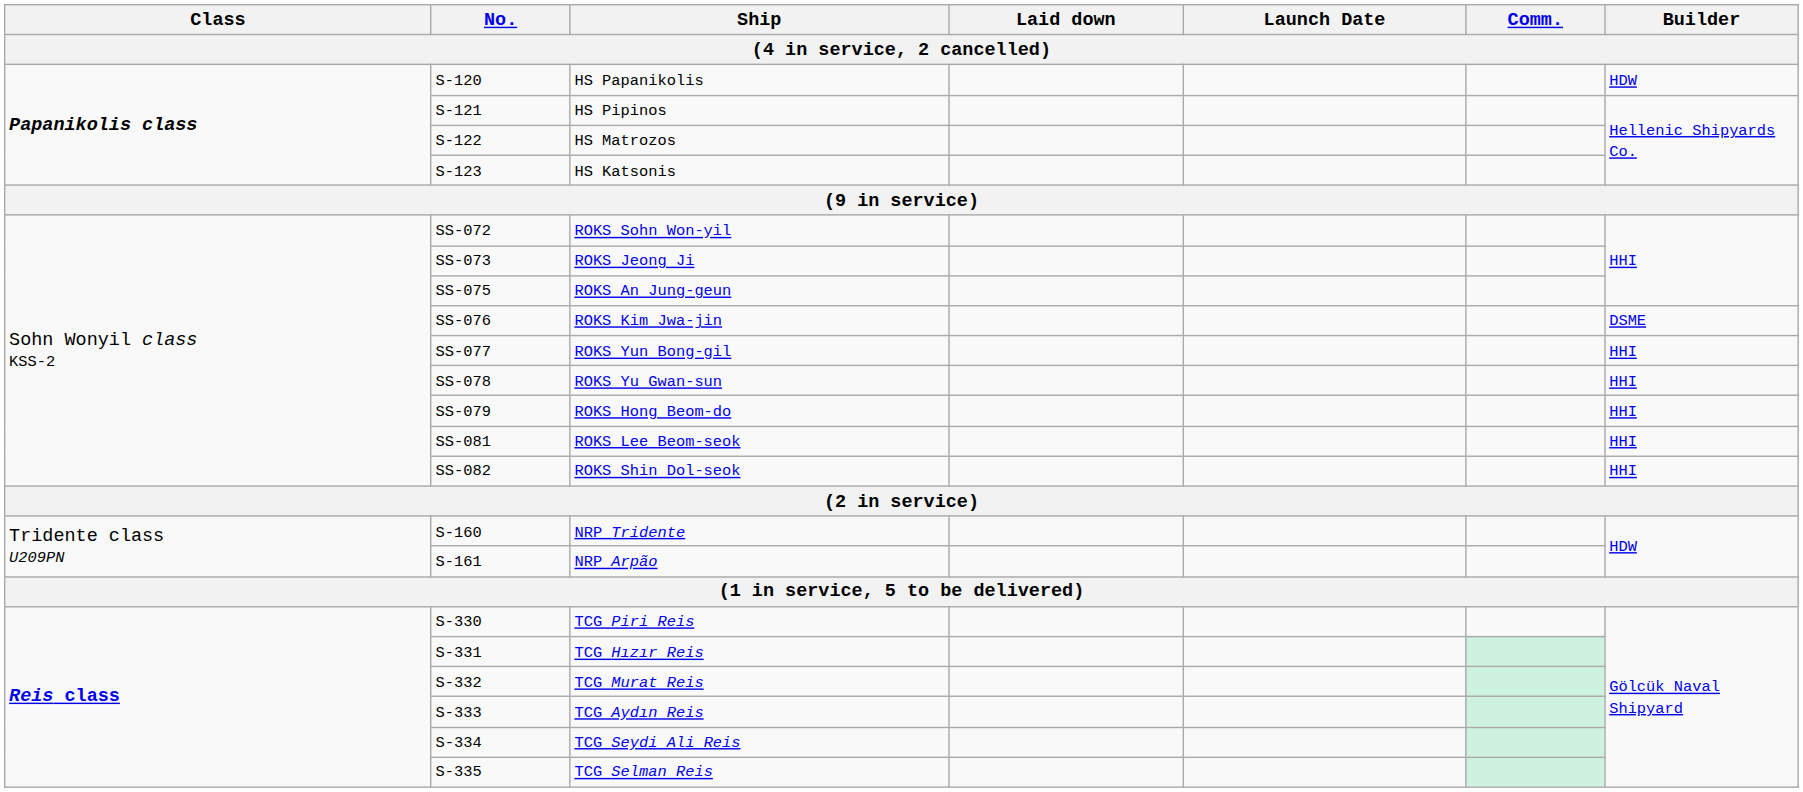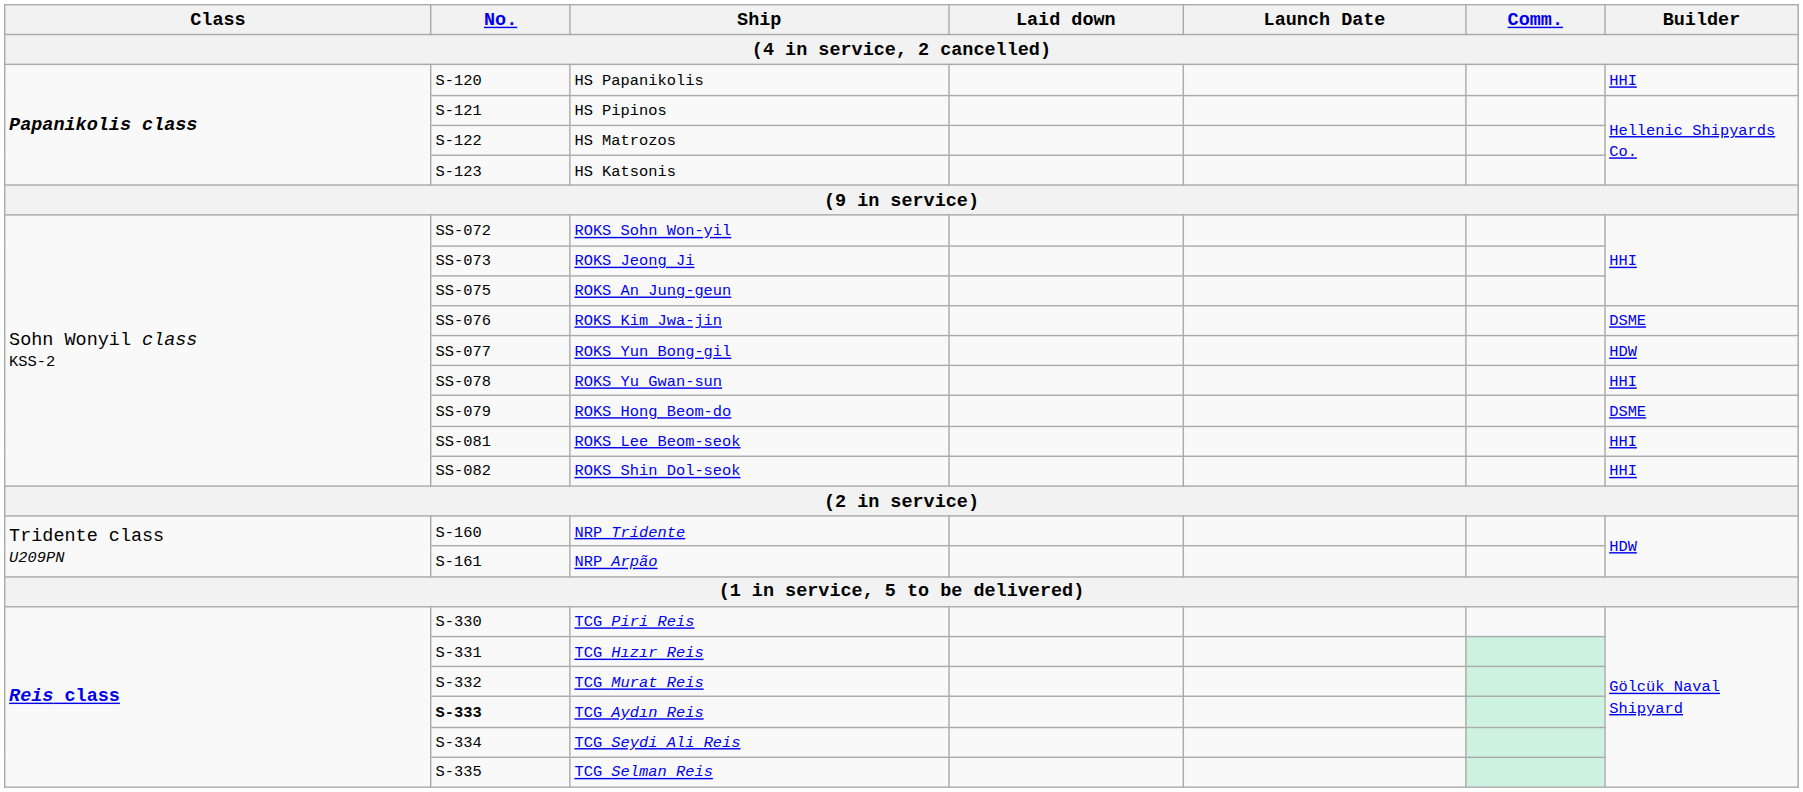(1623, 81) HDW -> (1623, 81) HHI
(1623, 351) HHI -> (1623, 351) HDW
(1623, 412) HHI -> (1628, 411) DSME
(459, 712) normal -> (459, 712) bold
